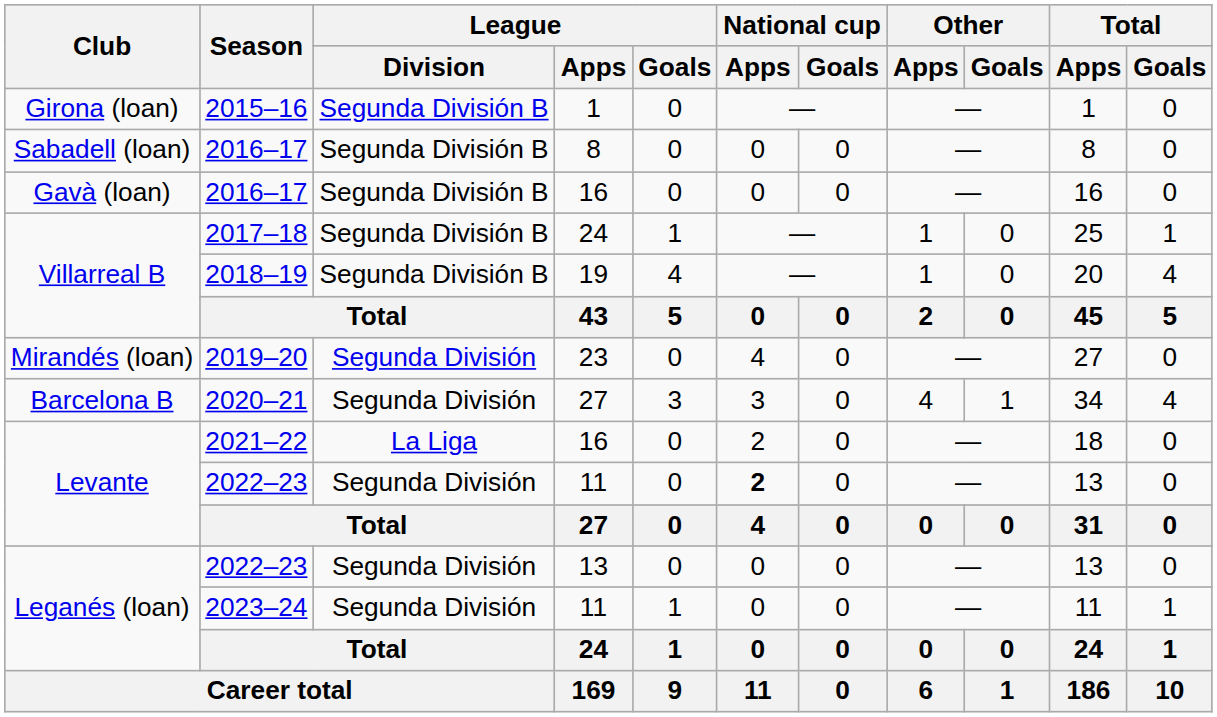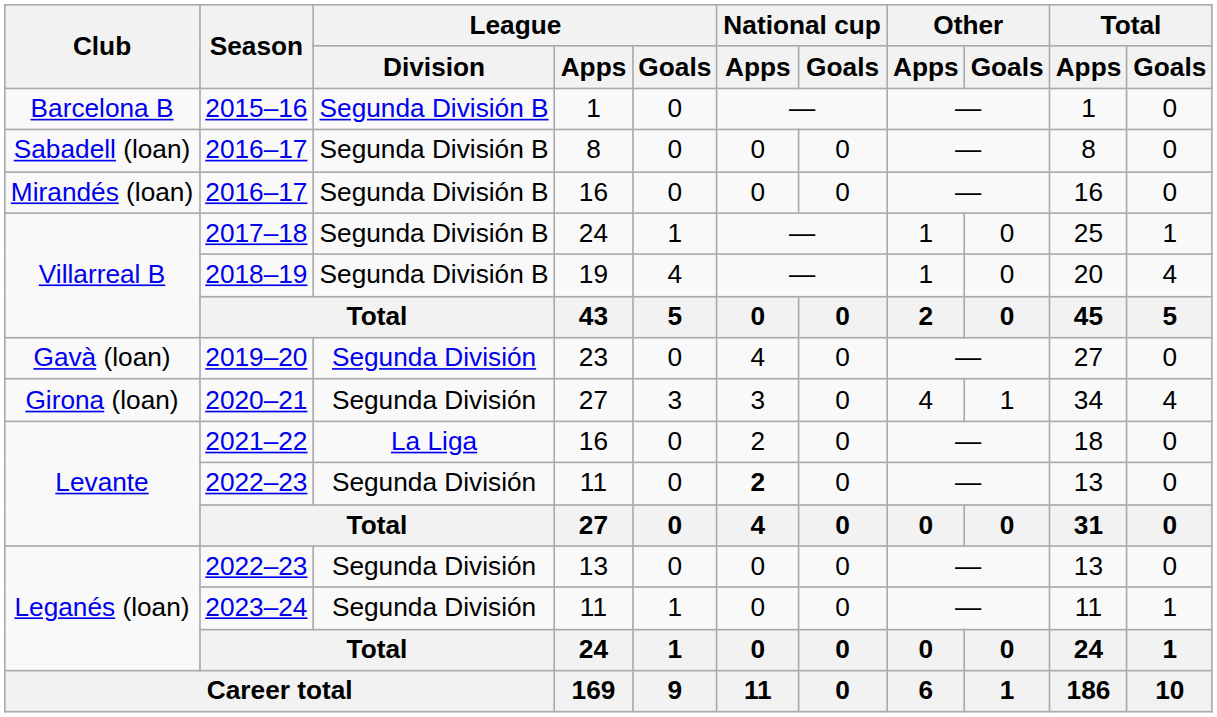(102, 108) Girona (loan) -> (102, 108) Barcelona B
(102, 191) Gavà (loan) -> (102, 191) Mirandés (loan)
(102, 358) Mirandés (loan) -> (102, 358) Gavà (loan)
(102, 399) Barcelona B -> (102, 399) Girona (loan)
